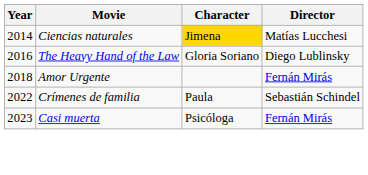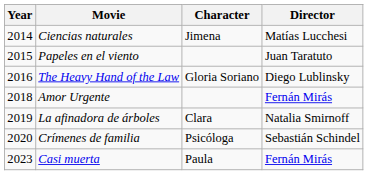(203, 35) gold background -> (203, 35) no background
+ row: (89, 56)
+ row: (99, 118)
(20, 97) 2022 -> (20, 139) 2020
(199, 97) Paula -> (209, 139) Psicóloga
(209, 118) Psicóloga -> (199, 159) Paula
